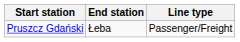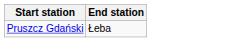- column: (191, 12)
